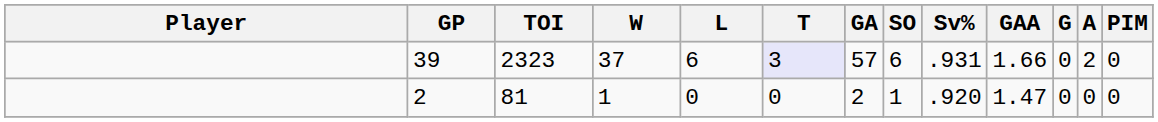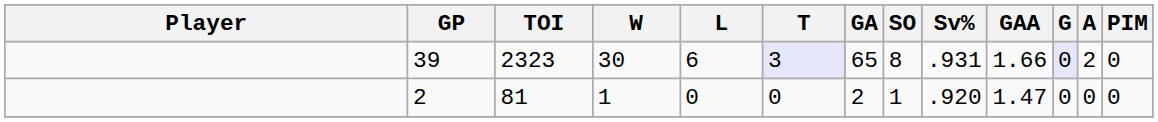(611, 60) 37 -> (611, 60) 30
(864, 60) 57 -> (864, 60) 65
(896, 60) 6 -> (896, 60) 8
(1065, 60) no background -> (1065, 60) lavender background
